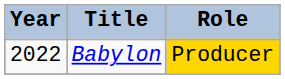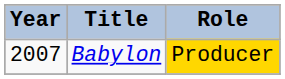(36, 57) 2022 -> (36, 57) 2007
